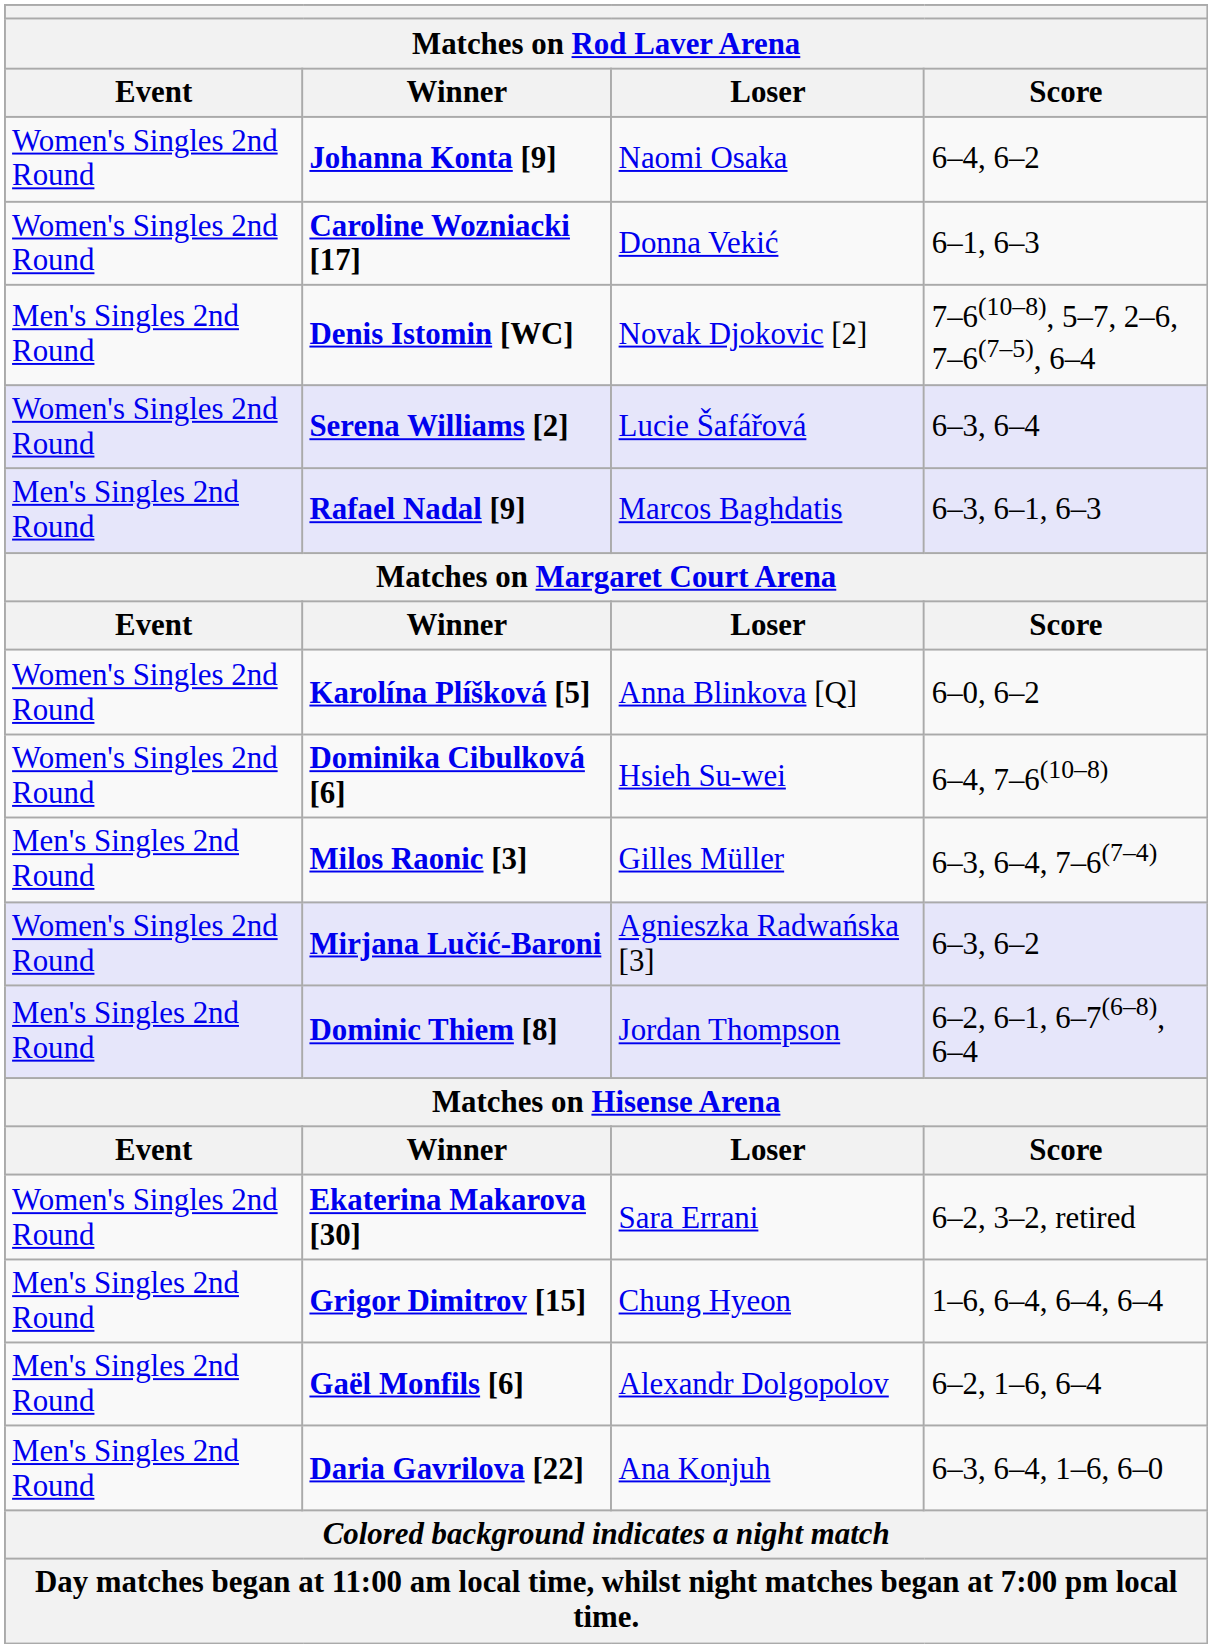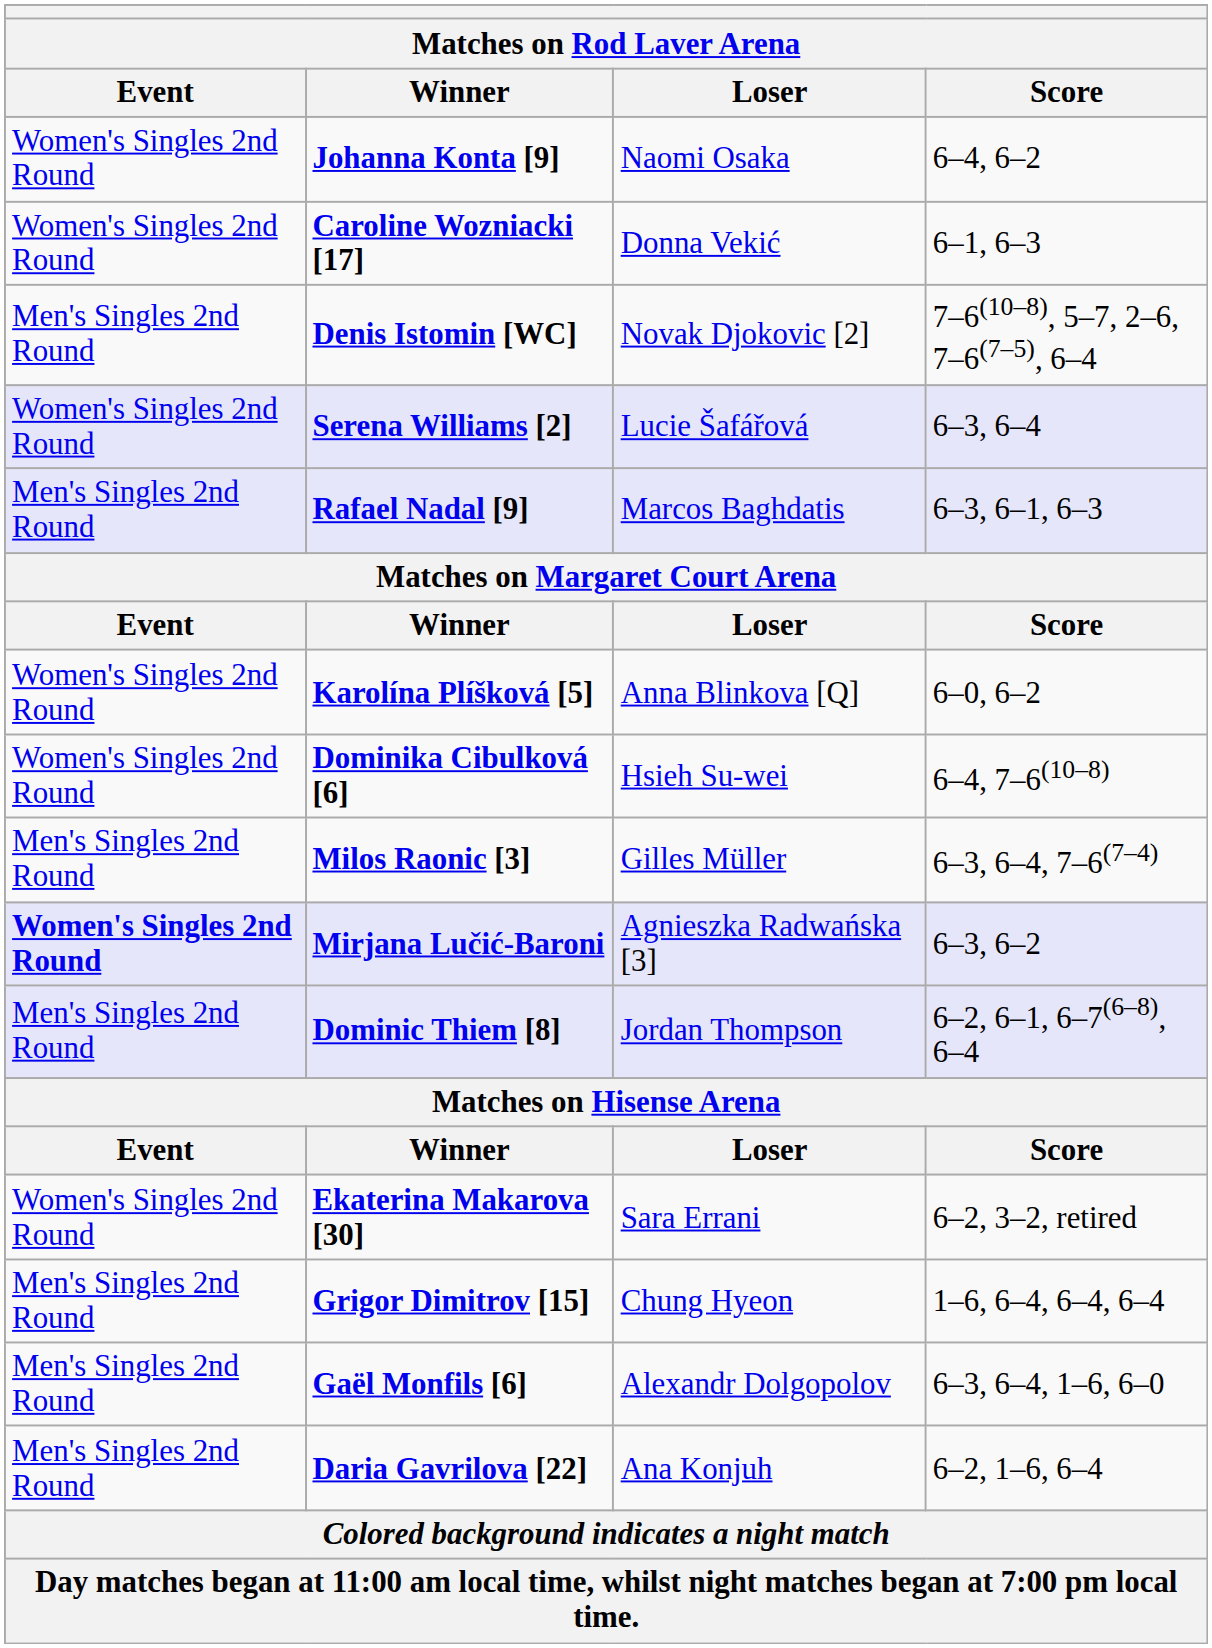(145, 942) normal -> (152, 942) bold
(1017, 1384) 6–2, 1–6, 6–4 -> (1049, 1384) 6–3, 6–4, 1–6, 6–0
(1047, 1467) 6–3, 6–4, 1–6, 6–0 -> (1018, 1467) 6–2, 1–6, 6–4
